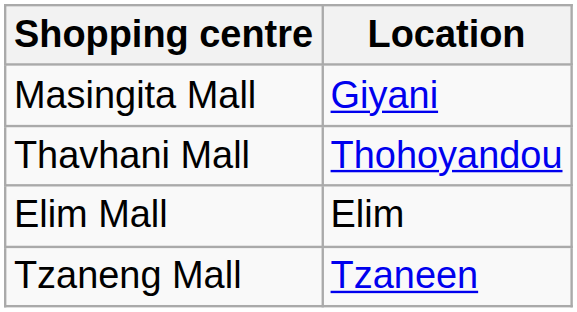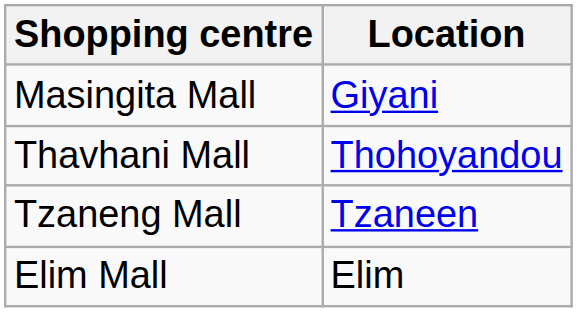rows swapped: (128, 275) <-> (91, 214)
